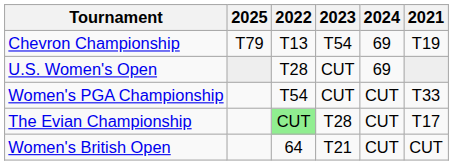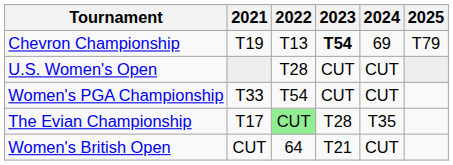columns swapped: (426, 18) <-> (249, 18)
(338, 44) normal -> (338, 44) bold
(382, 70) 69 -> (382, 70) CUT
(382, 122) CUT -> (382, 122) T35
